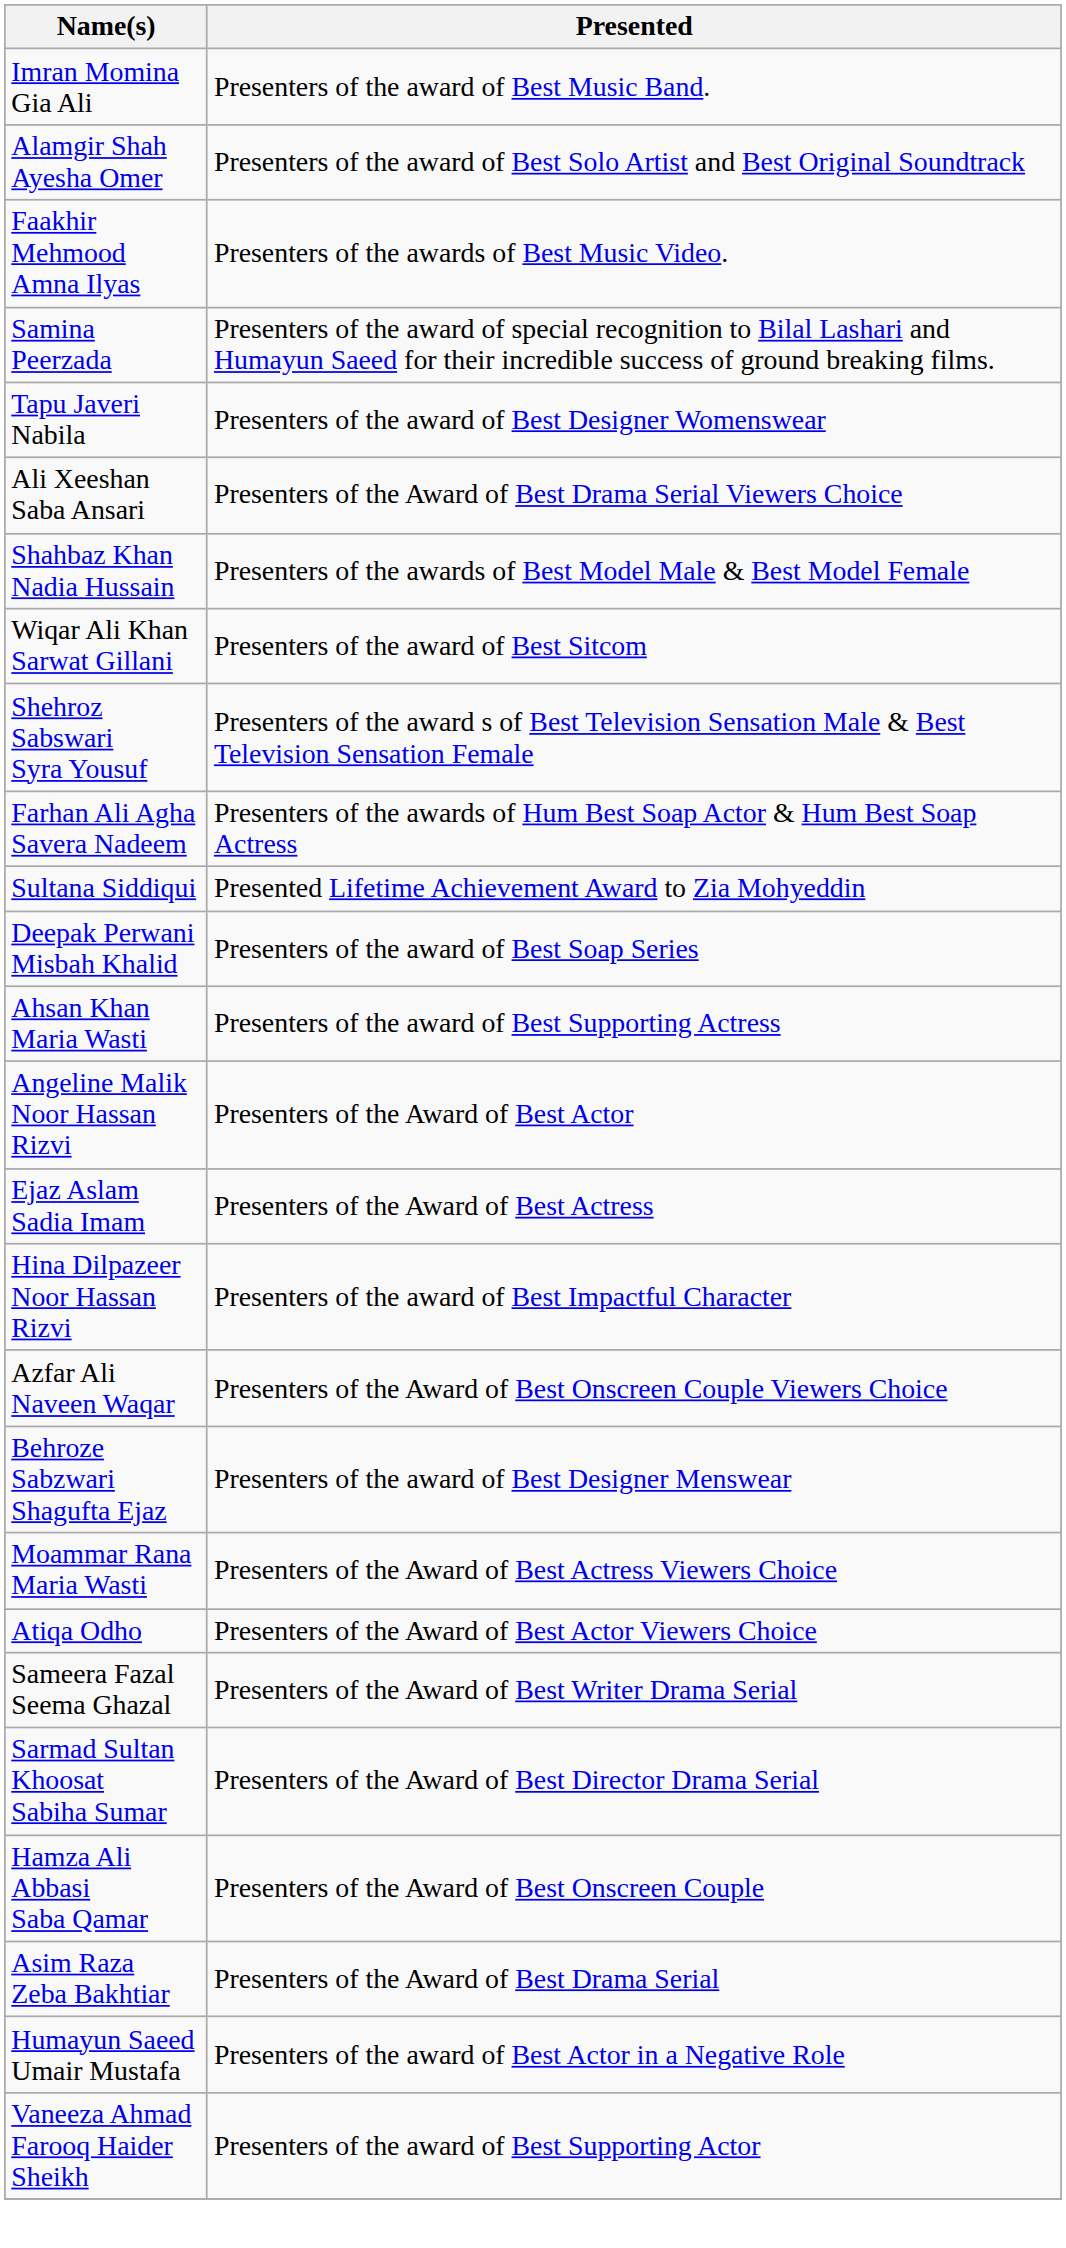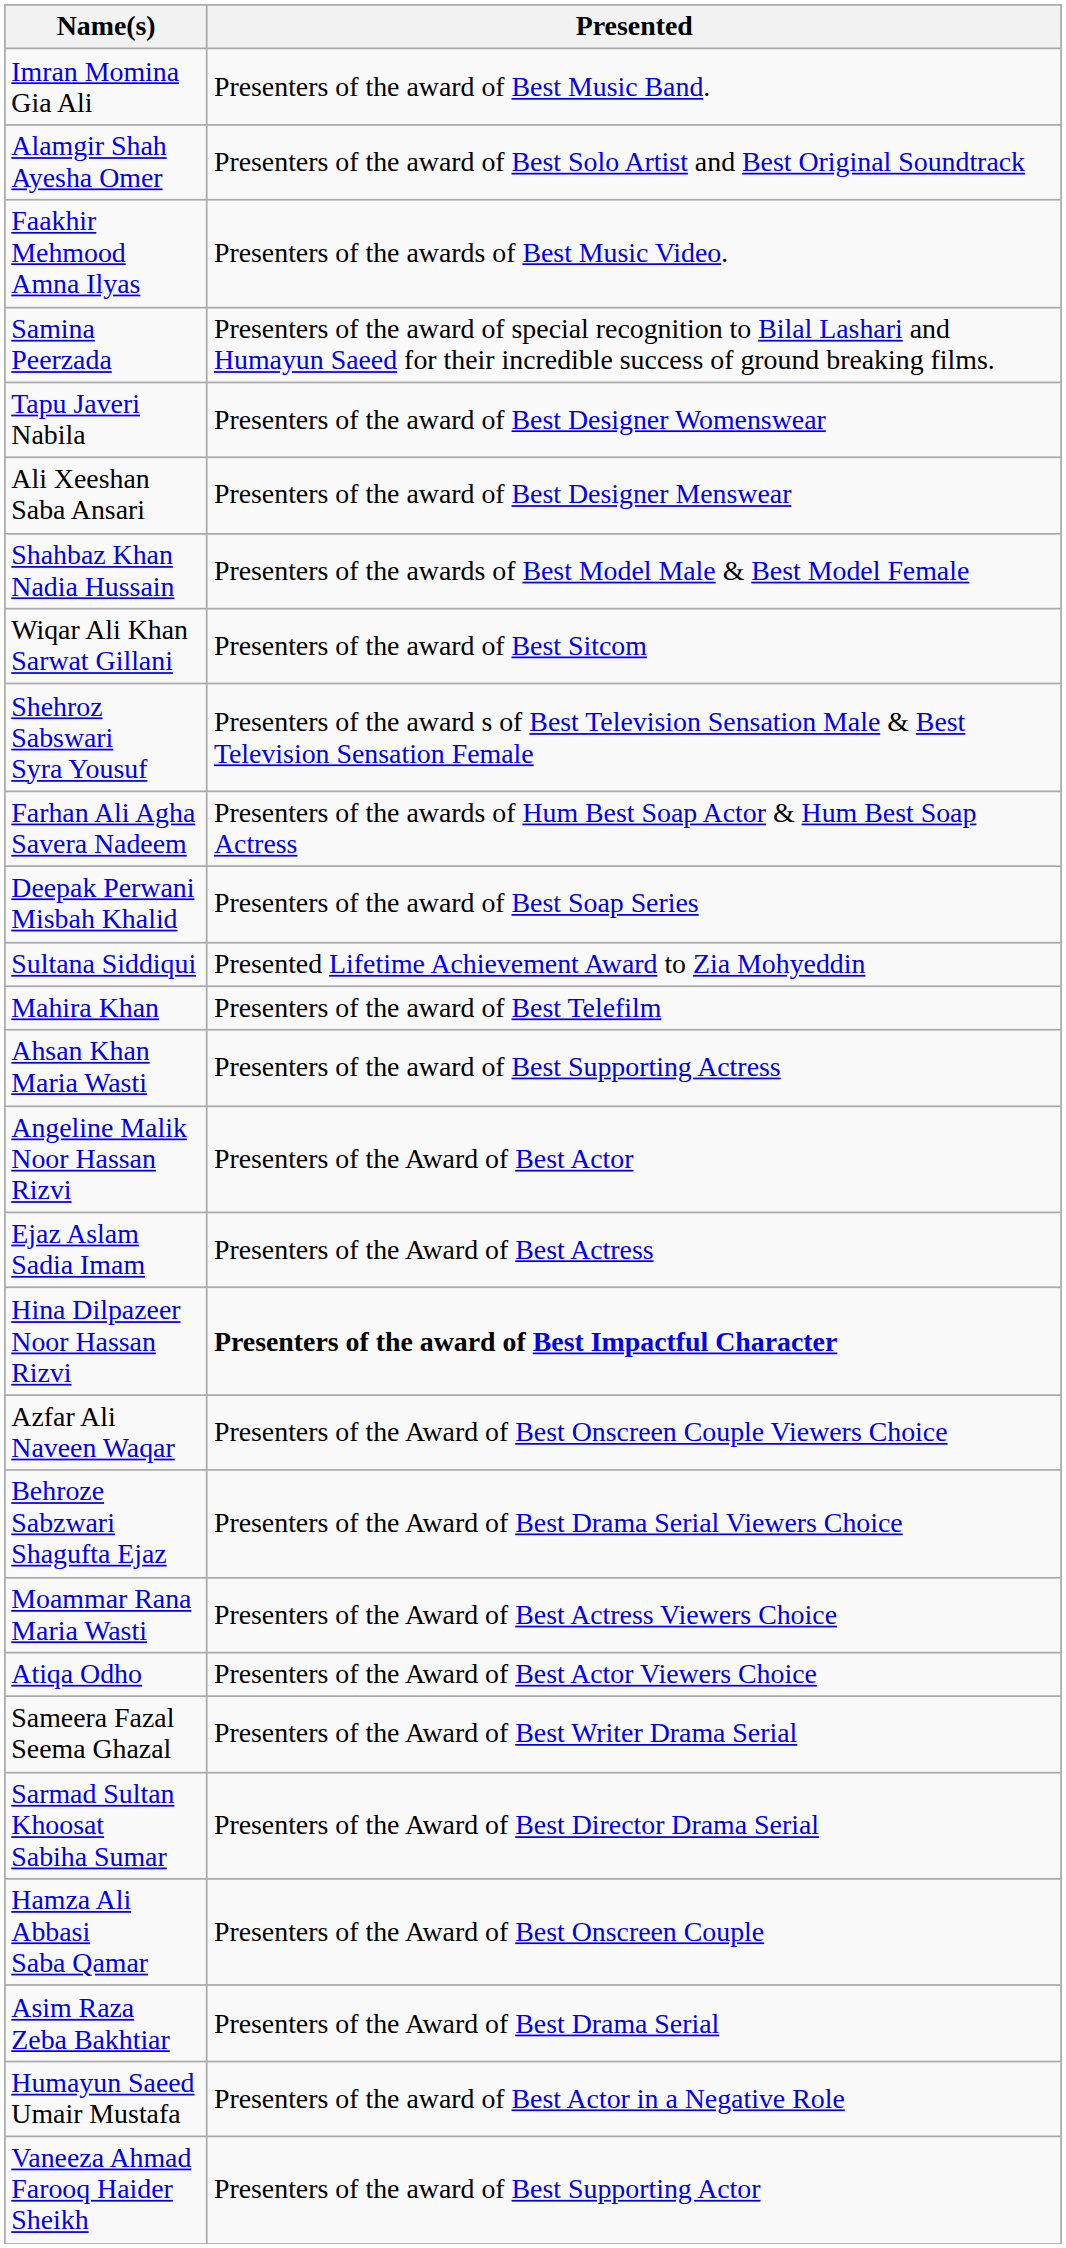(558, 495) Presenters of the Award of Best Drama Serial Viewers Choice -> (503, 495) Presenters of the award of Best Designer Menswear
rows swapped: (103, 947) <-> (104, 888)
+ row: (85, 1007)
(503, 1296) normal -> (526, 1340) bold
(503, 1479) Presenters of the award of Best Designer Menswear -> (558, 1523) Presenters of the Award of Best Drama Serial Viewers Choice
